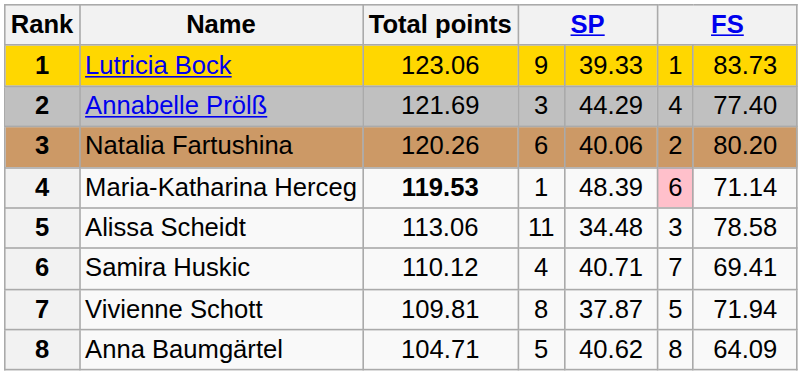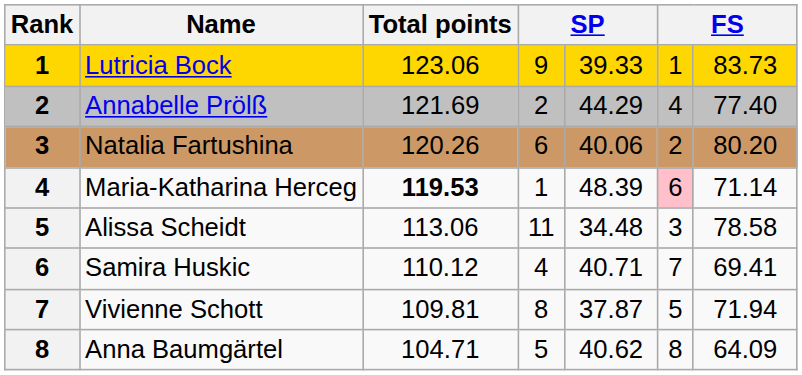(541, 106) 3 -> (541, 106) 2
